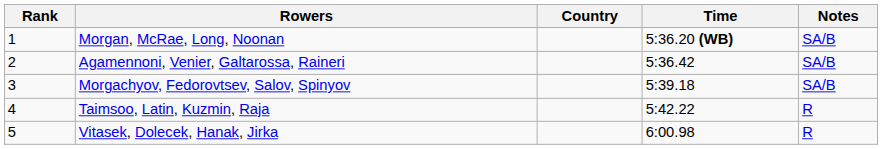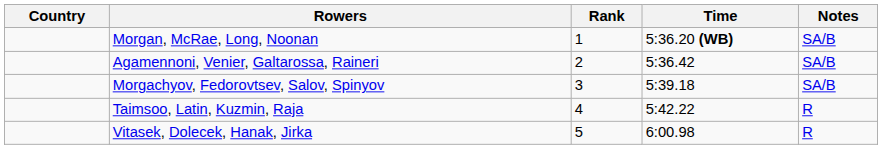columns swapped: (40, 16) <-> (590, 16)
